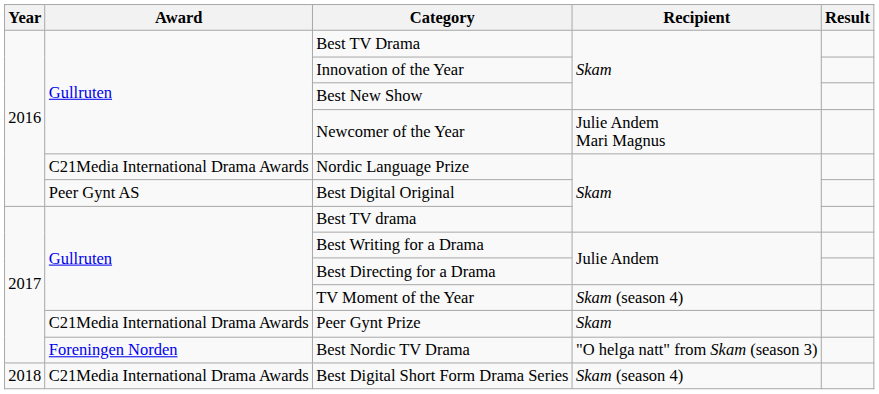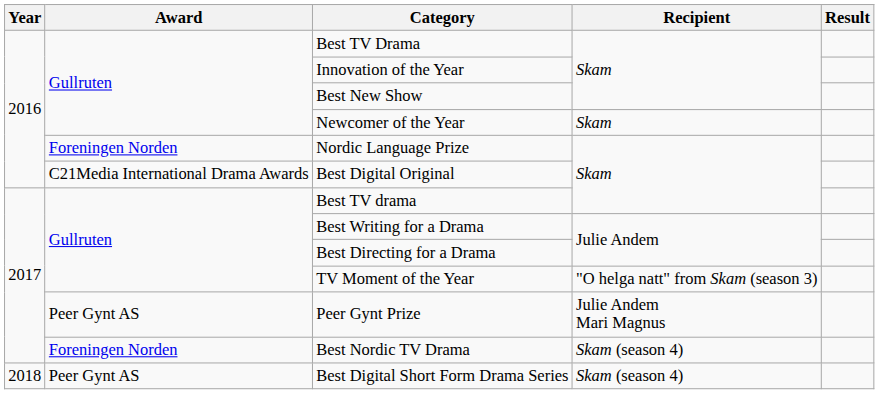(621, 131) Julie Andem Mari Magnus -> (594, 122) Skam
(179, 166) C21Media International Drama Awards -> (113, 148) Foreningen Norden
(94, 192) Peer Gynt AS -> (179, 174) C21Media International Drama Awards
(630, 297) Skam (season 4) -> (697, 278) "O helga natt" from Skam (season 3)
(179, 323) C21Media International Drama Awards -> (94, 314) Peer Gynt AS
(594, 323) Skam -> (621, 314) Julie Andem Mari Magnus
(697, 349) "O helga natt" from Skam (season 3) -> (630, 349) Skam (season 4)
(179, 375) C21Media International Drama Awards -> (94, 375) Peer Gynt AS
